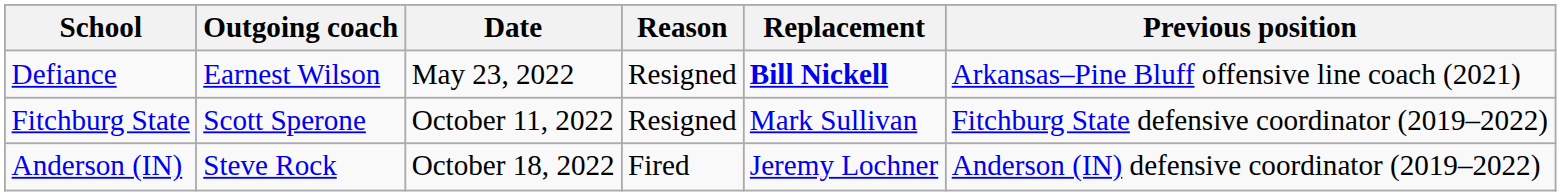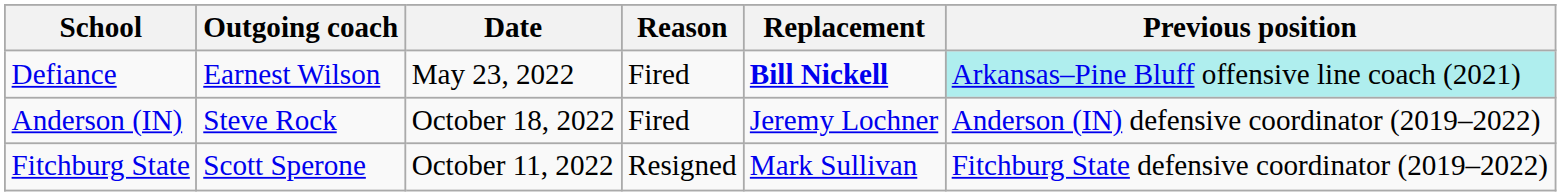(682, 73) Resigned -> (659, 73) Fired
(1236, 73) no background -> (1236, 73) paleturquoise background
rows swapped: (101, 119) <-> (97, 166)
